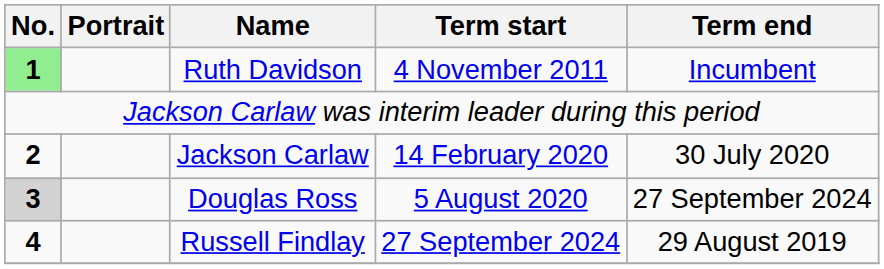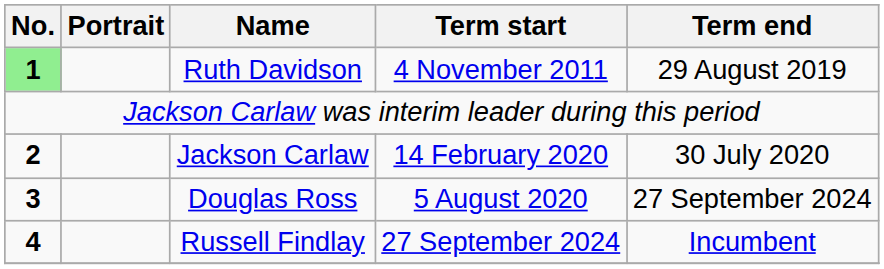(752, 69) Incumbent -> (752, 69) 29 August 2019
(33, 198) lightgrey background -> (33, 198) no background
(752, 241) 29 August 2019 -> (752, 241) Incumbent
